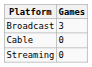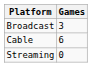(61, 40) 0 -> (61, 40) 6
